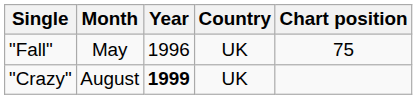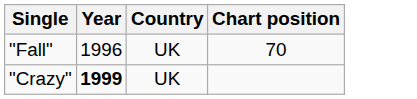- column: (110, 19)
(344, 49) 75 -> (276, 49) 70
